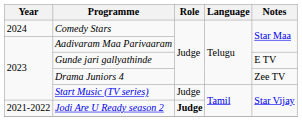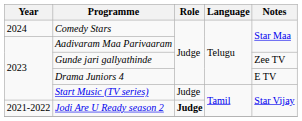(265, 60) E TV -> (270, 60) Zee TV
(270, 76) Zee TV -> (265, 76) E TV
